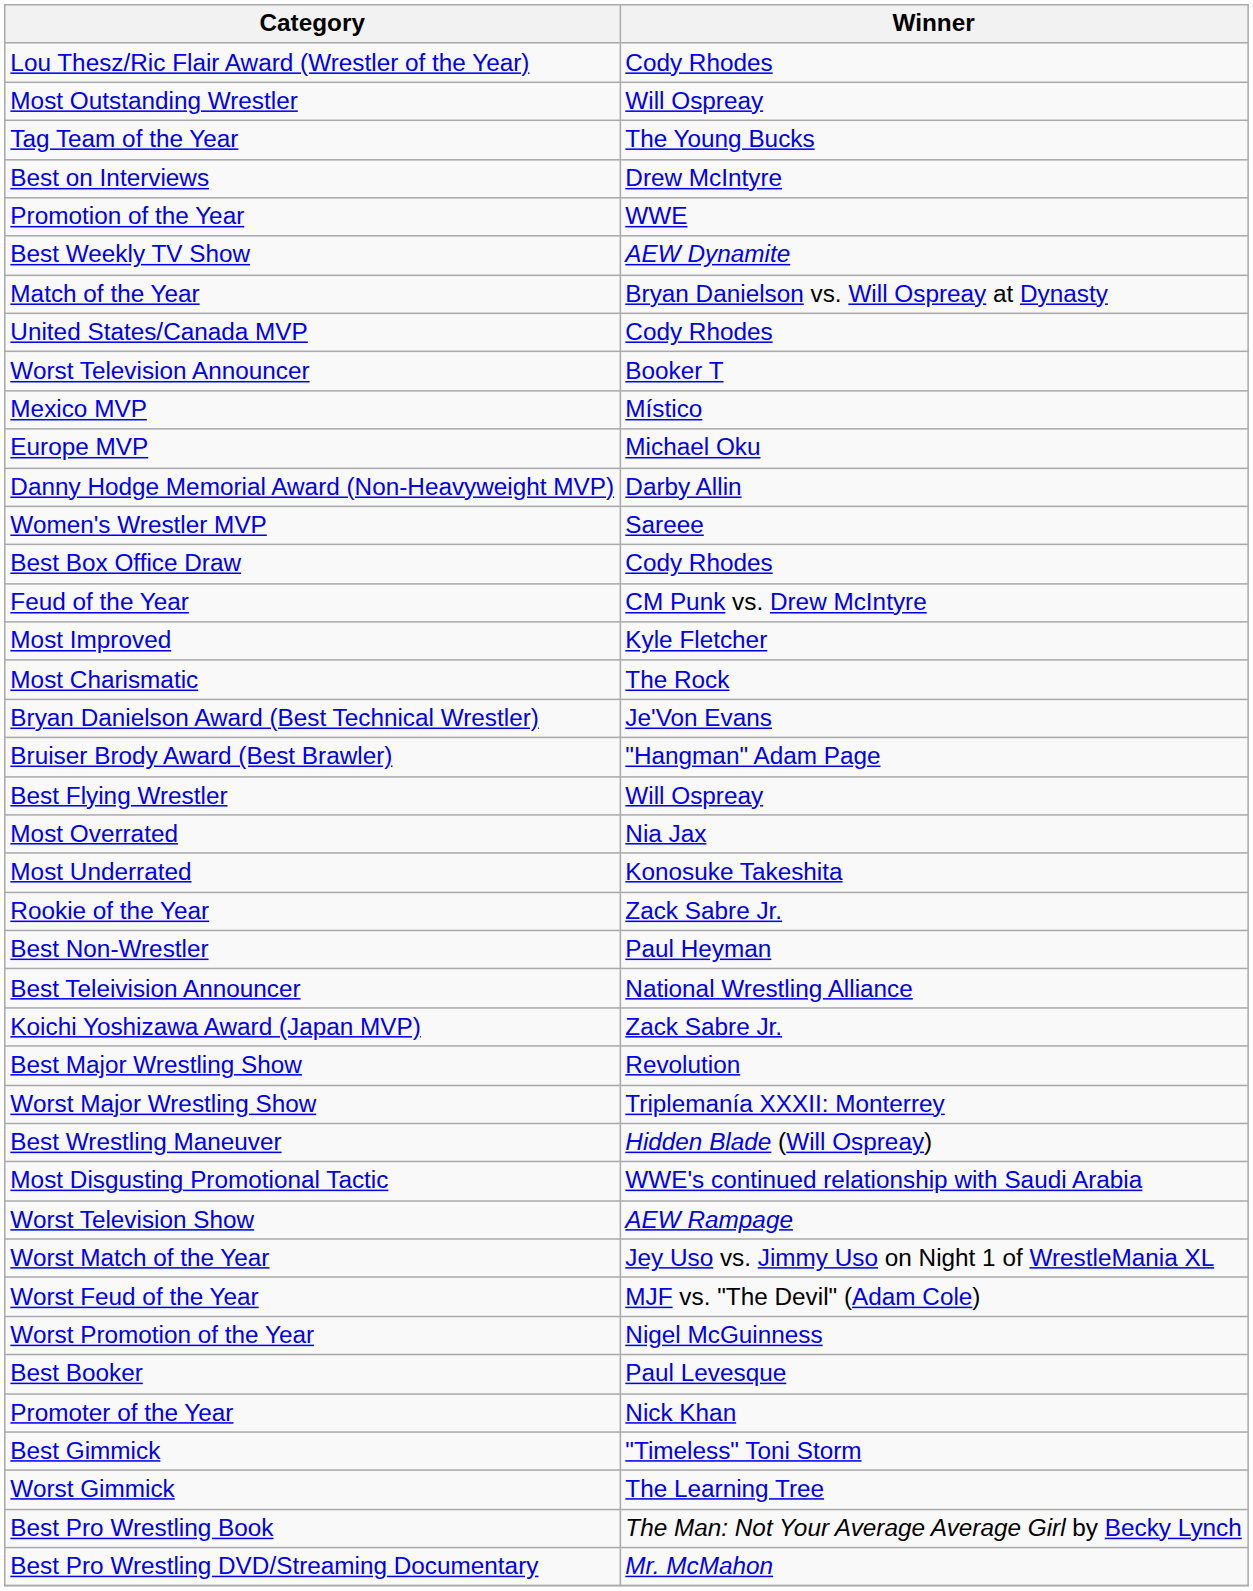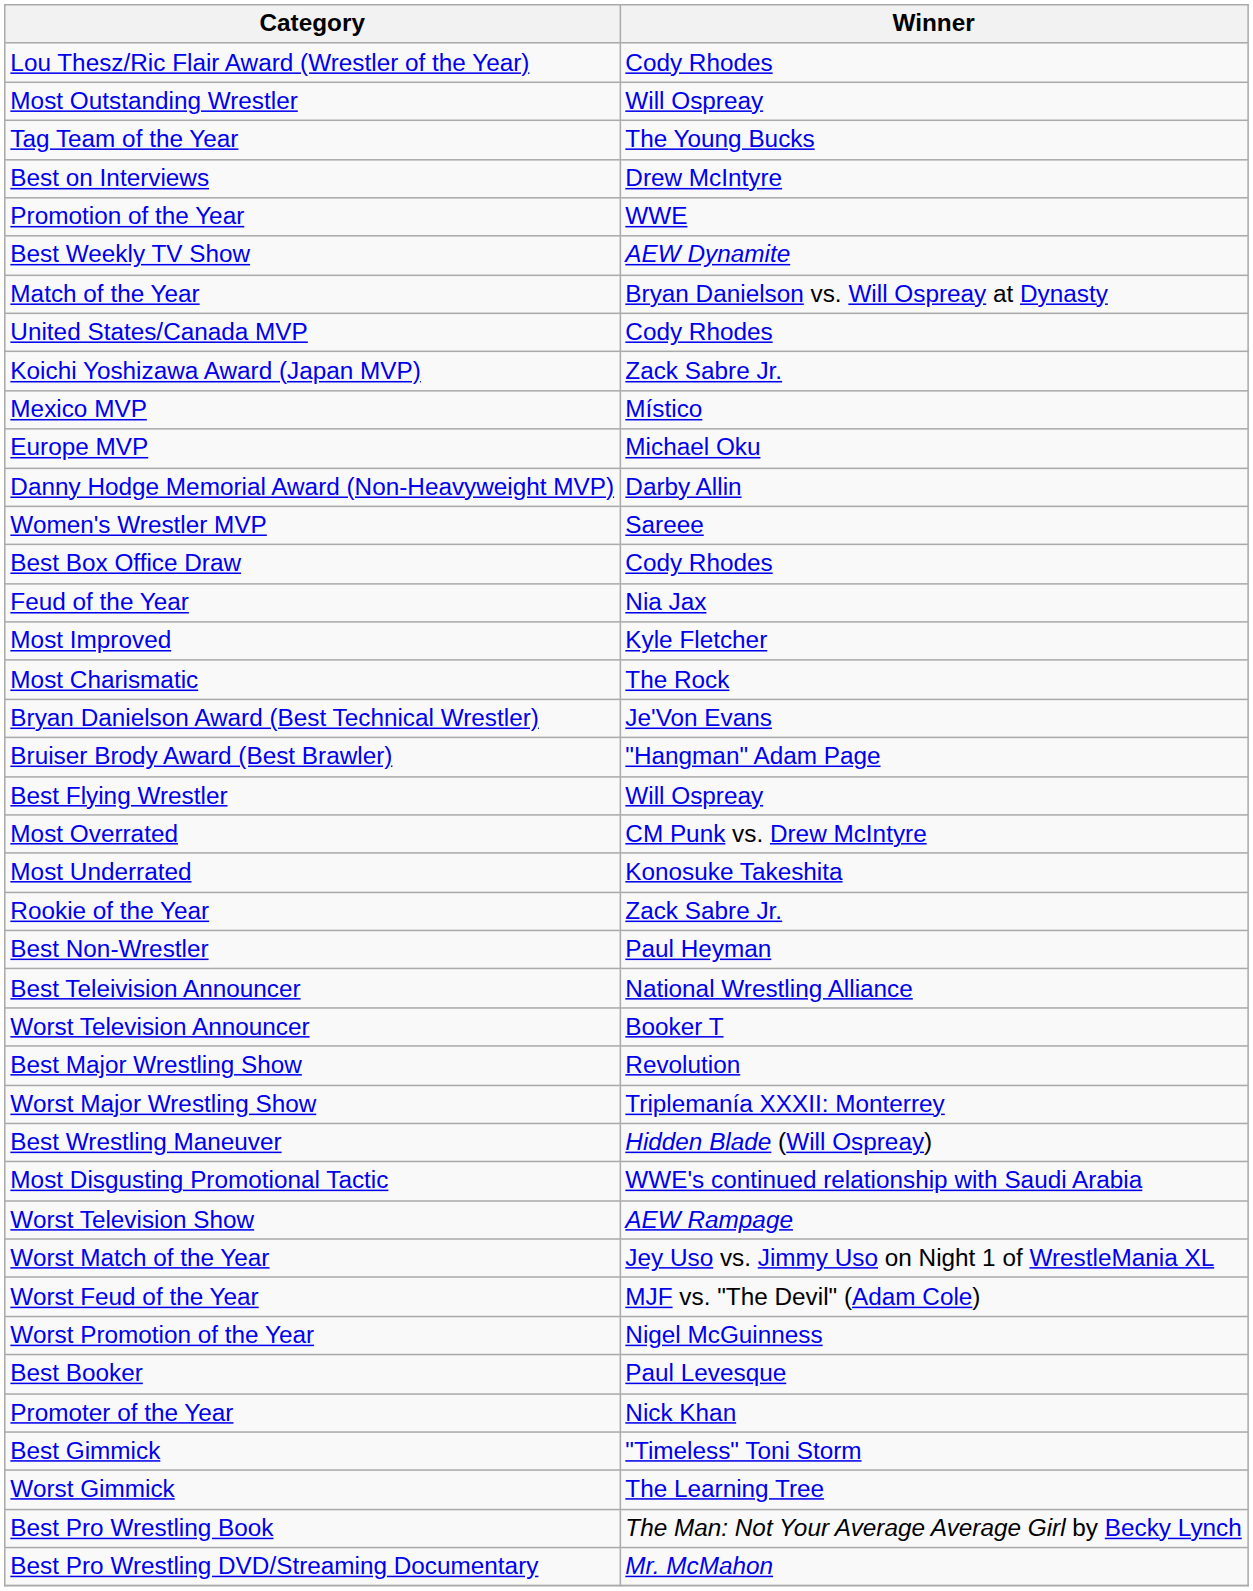rows swapped: (216, 1026) <-> (160, 370)
(776, 602) CM Punk vs. Drew McIntyre -> (666, 602) Nia Jax
(666, 833) Nia Jax -> (776, 833) CM Punk vs. Drew McIntyre
